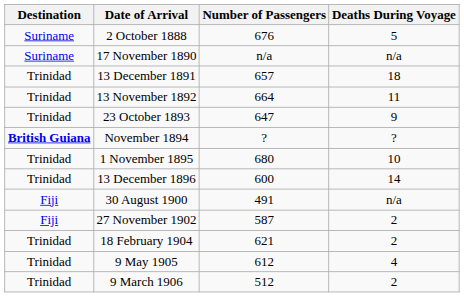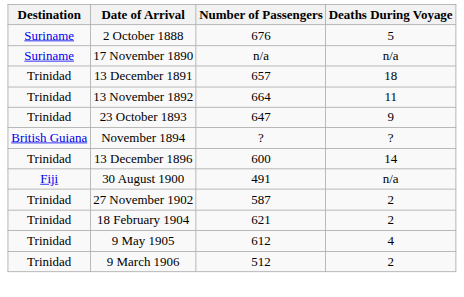(49, 138) bold -> (49, 138) normal
- row: (146, 158)
(49, 220) Fiji -> (49, 199) Trinidad
